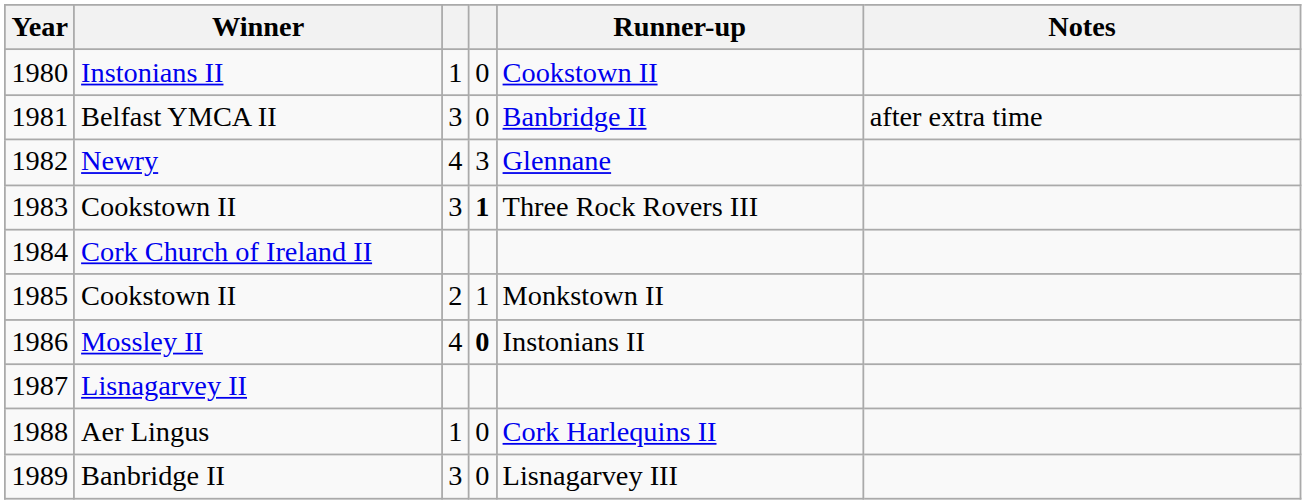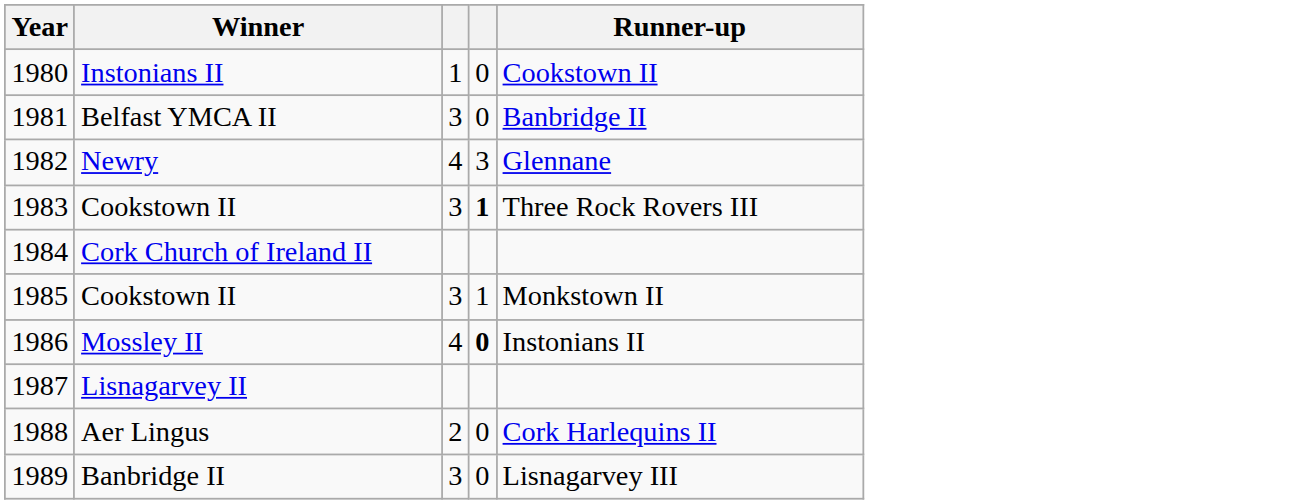- column: (1082, 26)
(455, 296) 2 -> (455, 296) 3
(455, 431) 1 -> (455, 431) 2
